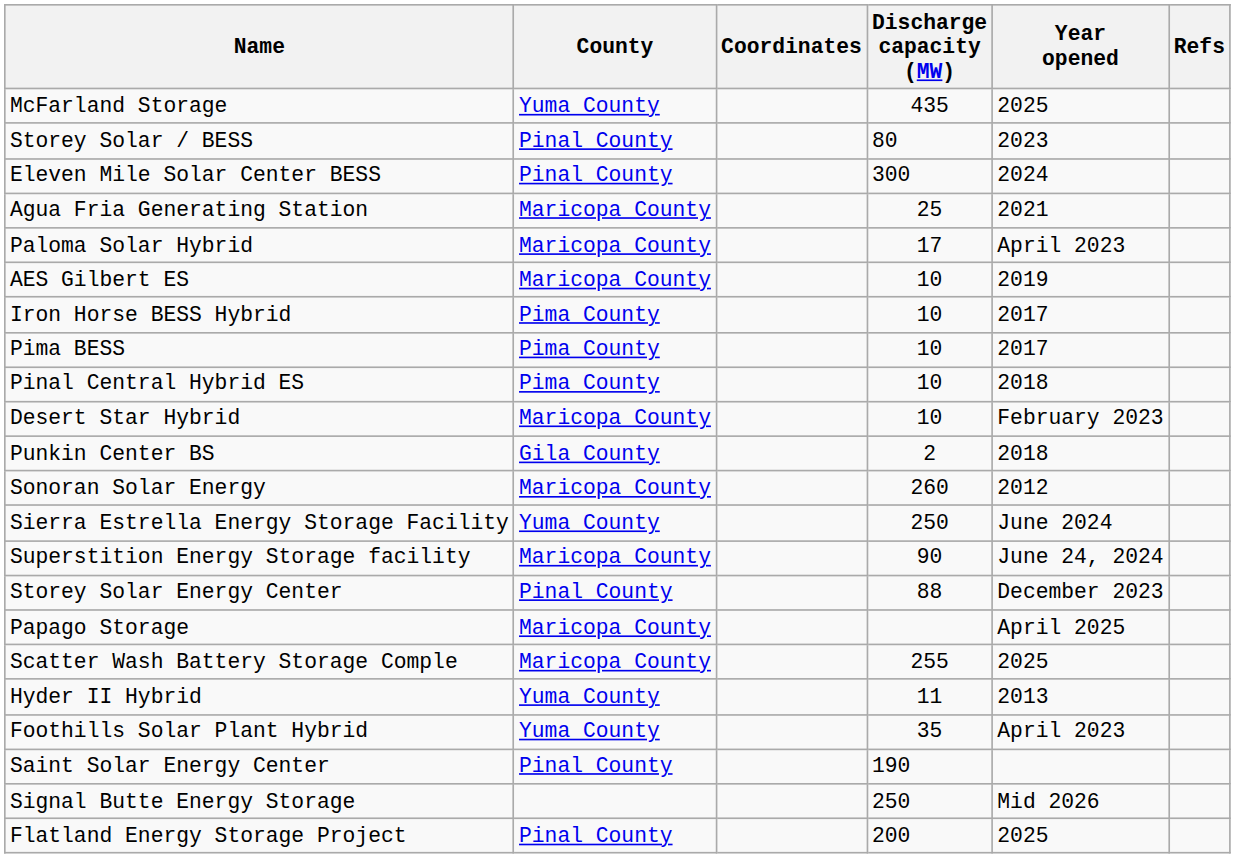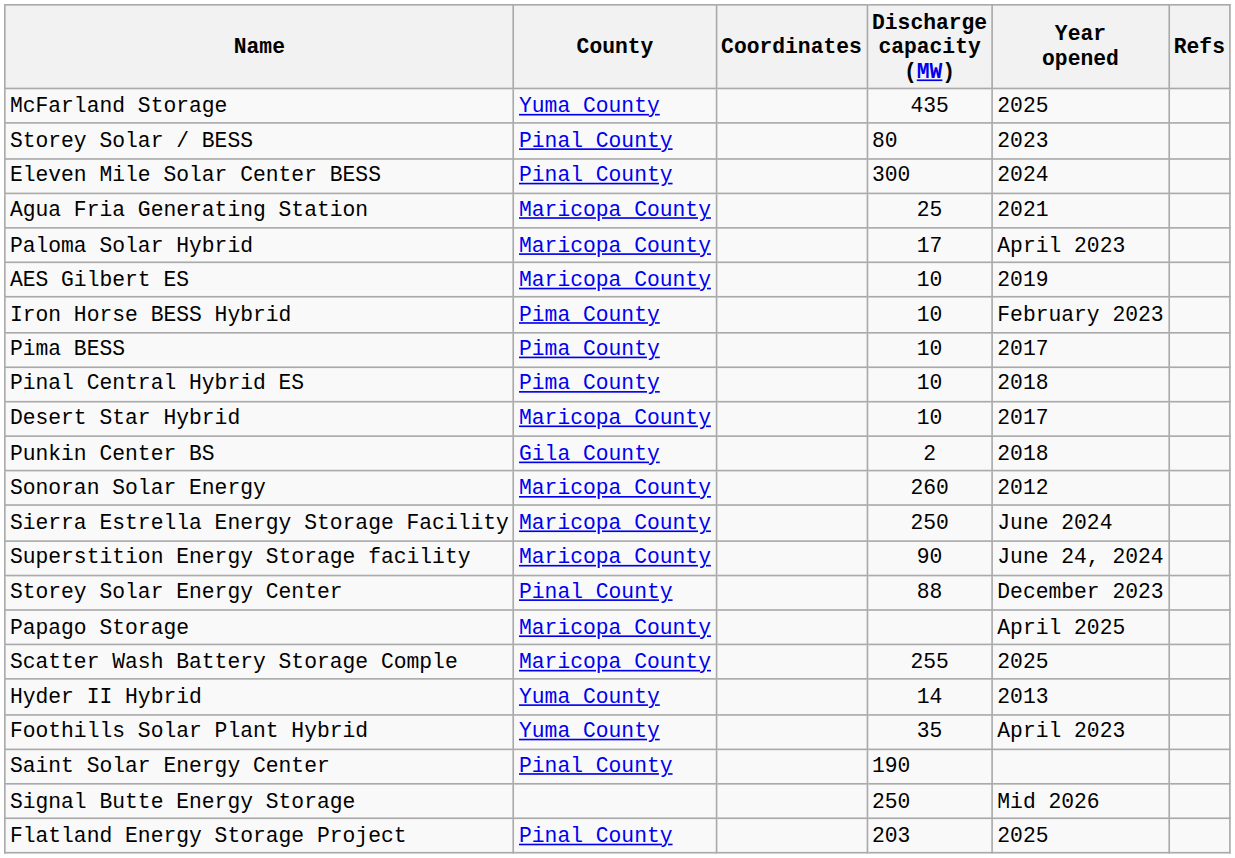(1023, 315) 2017 -> (1080, 315) February 2023
(1080, 419) February 2023 -> (1023, 419) 2017
(589, 523) Yuma County -> (615, 523) Maricopa County
(930, 697) 11 -> (930, 697) 14
(891, 836) 200 -> (891, 836) 203
